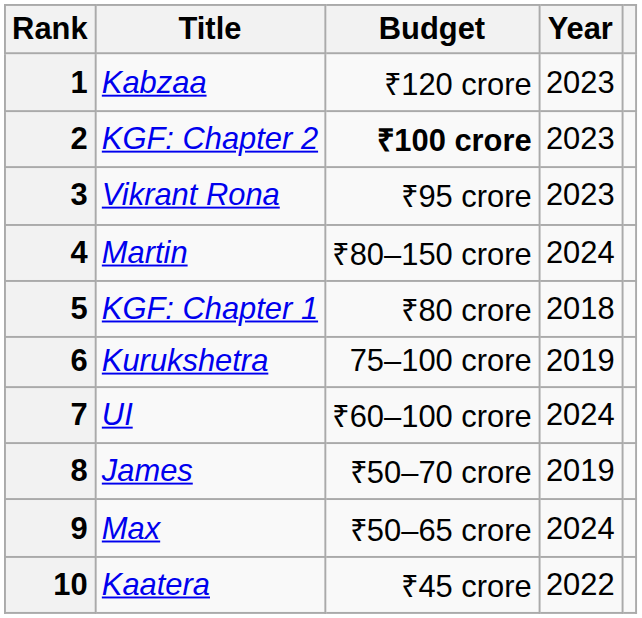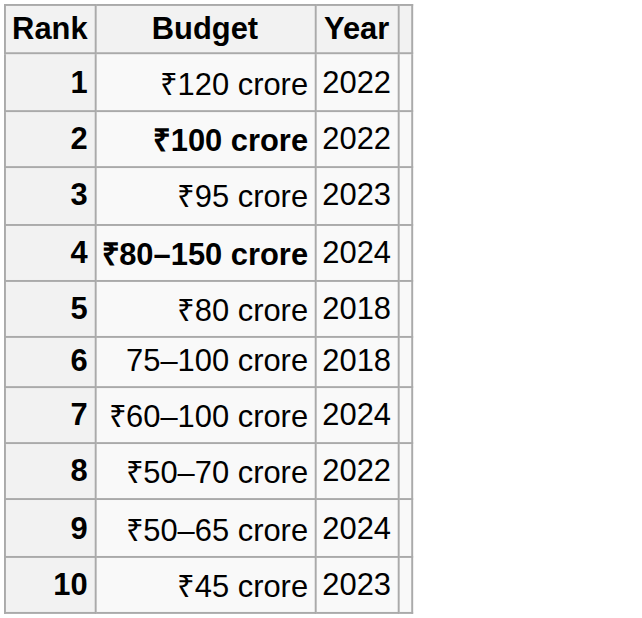- column: (210, 28)
(580, 81) 2023 -> (357, 81) 2022
(580, 138) 2023 -> (357, 138) 2022
(432, 253) normal -> (205, 253) bold
(580, 361) 2019 -> (357, 361) 2018
(580, 470) 2019 -> (357, 470) 2022
(580, 584) 2022 -> (357, 584) 2023
